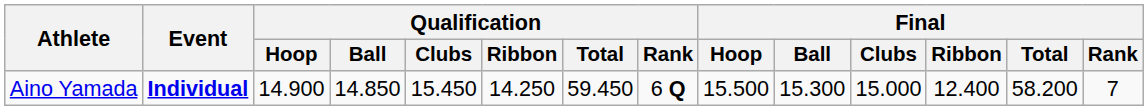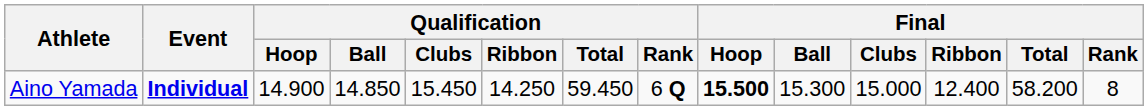(736, 89) normal -> (736, 89) bold
(1113, 89) 7 -> (1113, 89) 8
